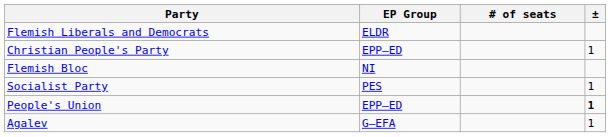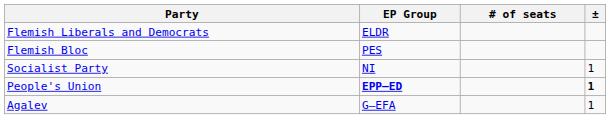- row: (88, 50)
(369, 68) NI -> (372, 50) PES
(372, 86) PES -> (369, 68) NI
(382, 105) normal -> (382, 86) bold
